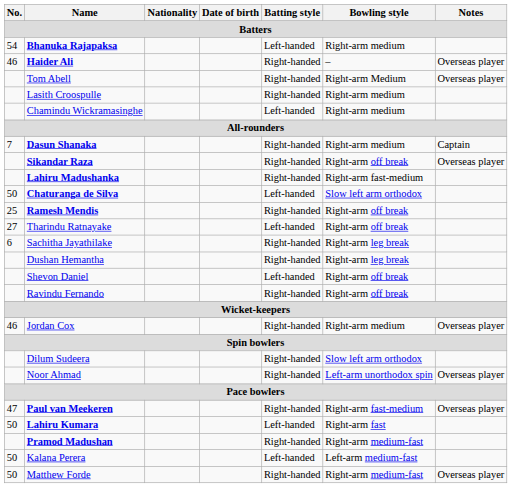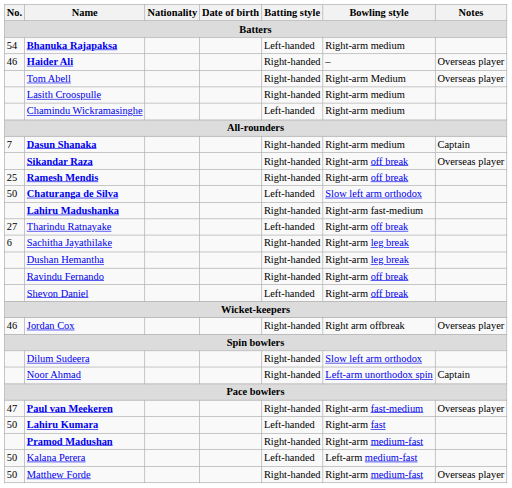rows swapped: (63, 210) <-> (73, 177)
rows swapped: (65, 293) <-> (58, 276)
(365, 326) Right-arm medium -> (365, 326) Right arm offbreak
(471, 375) Overseas player -> (454, 375) Captain
